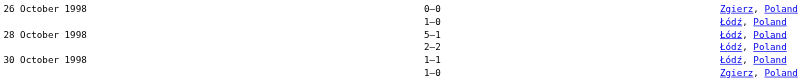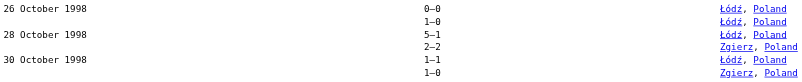(759, 9) Zgierz, Poland -> (753, 9) Łódź, Poland
(753, 47) Łódź, Poland -> (759, 47) Zgierz, Poland
